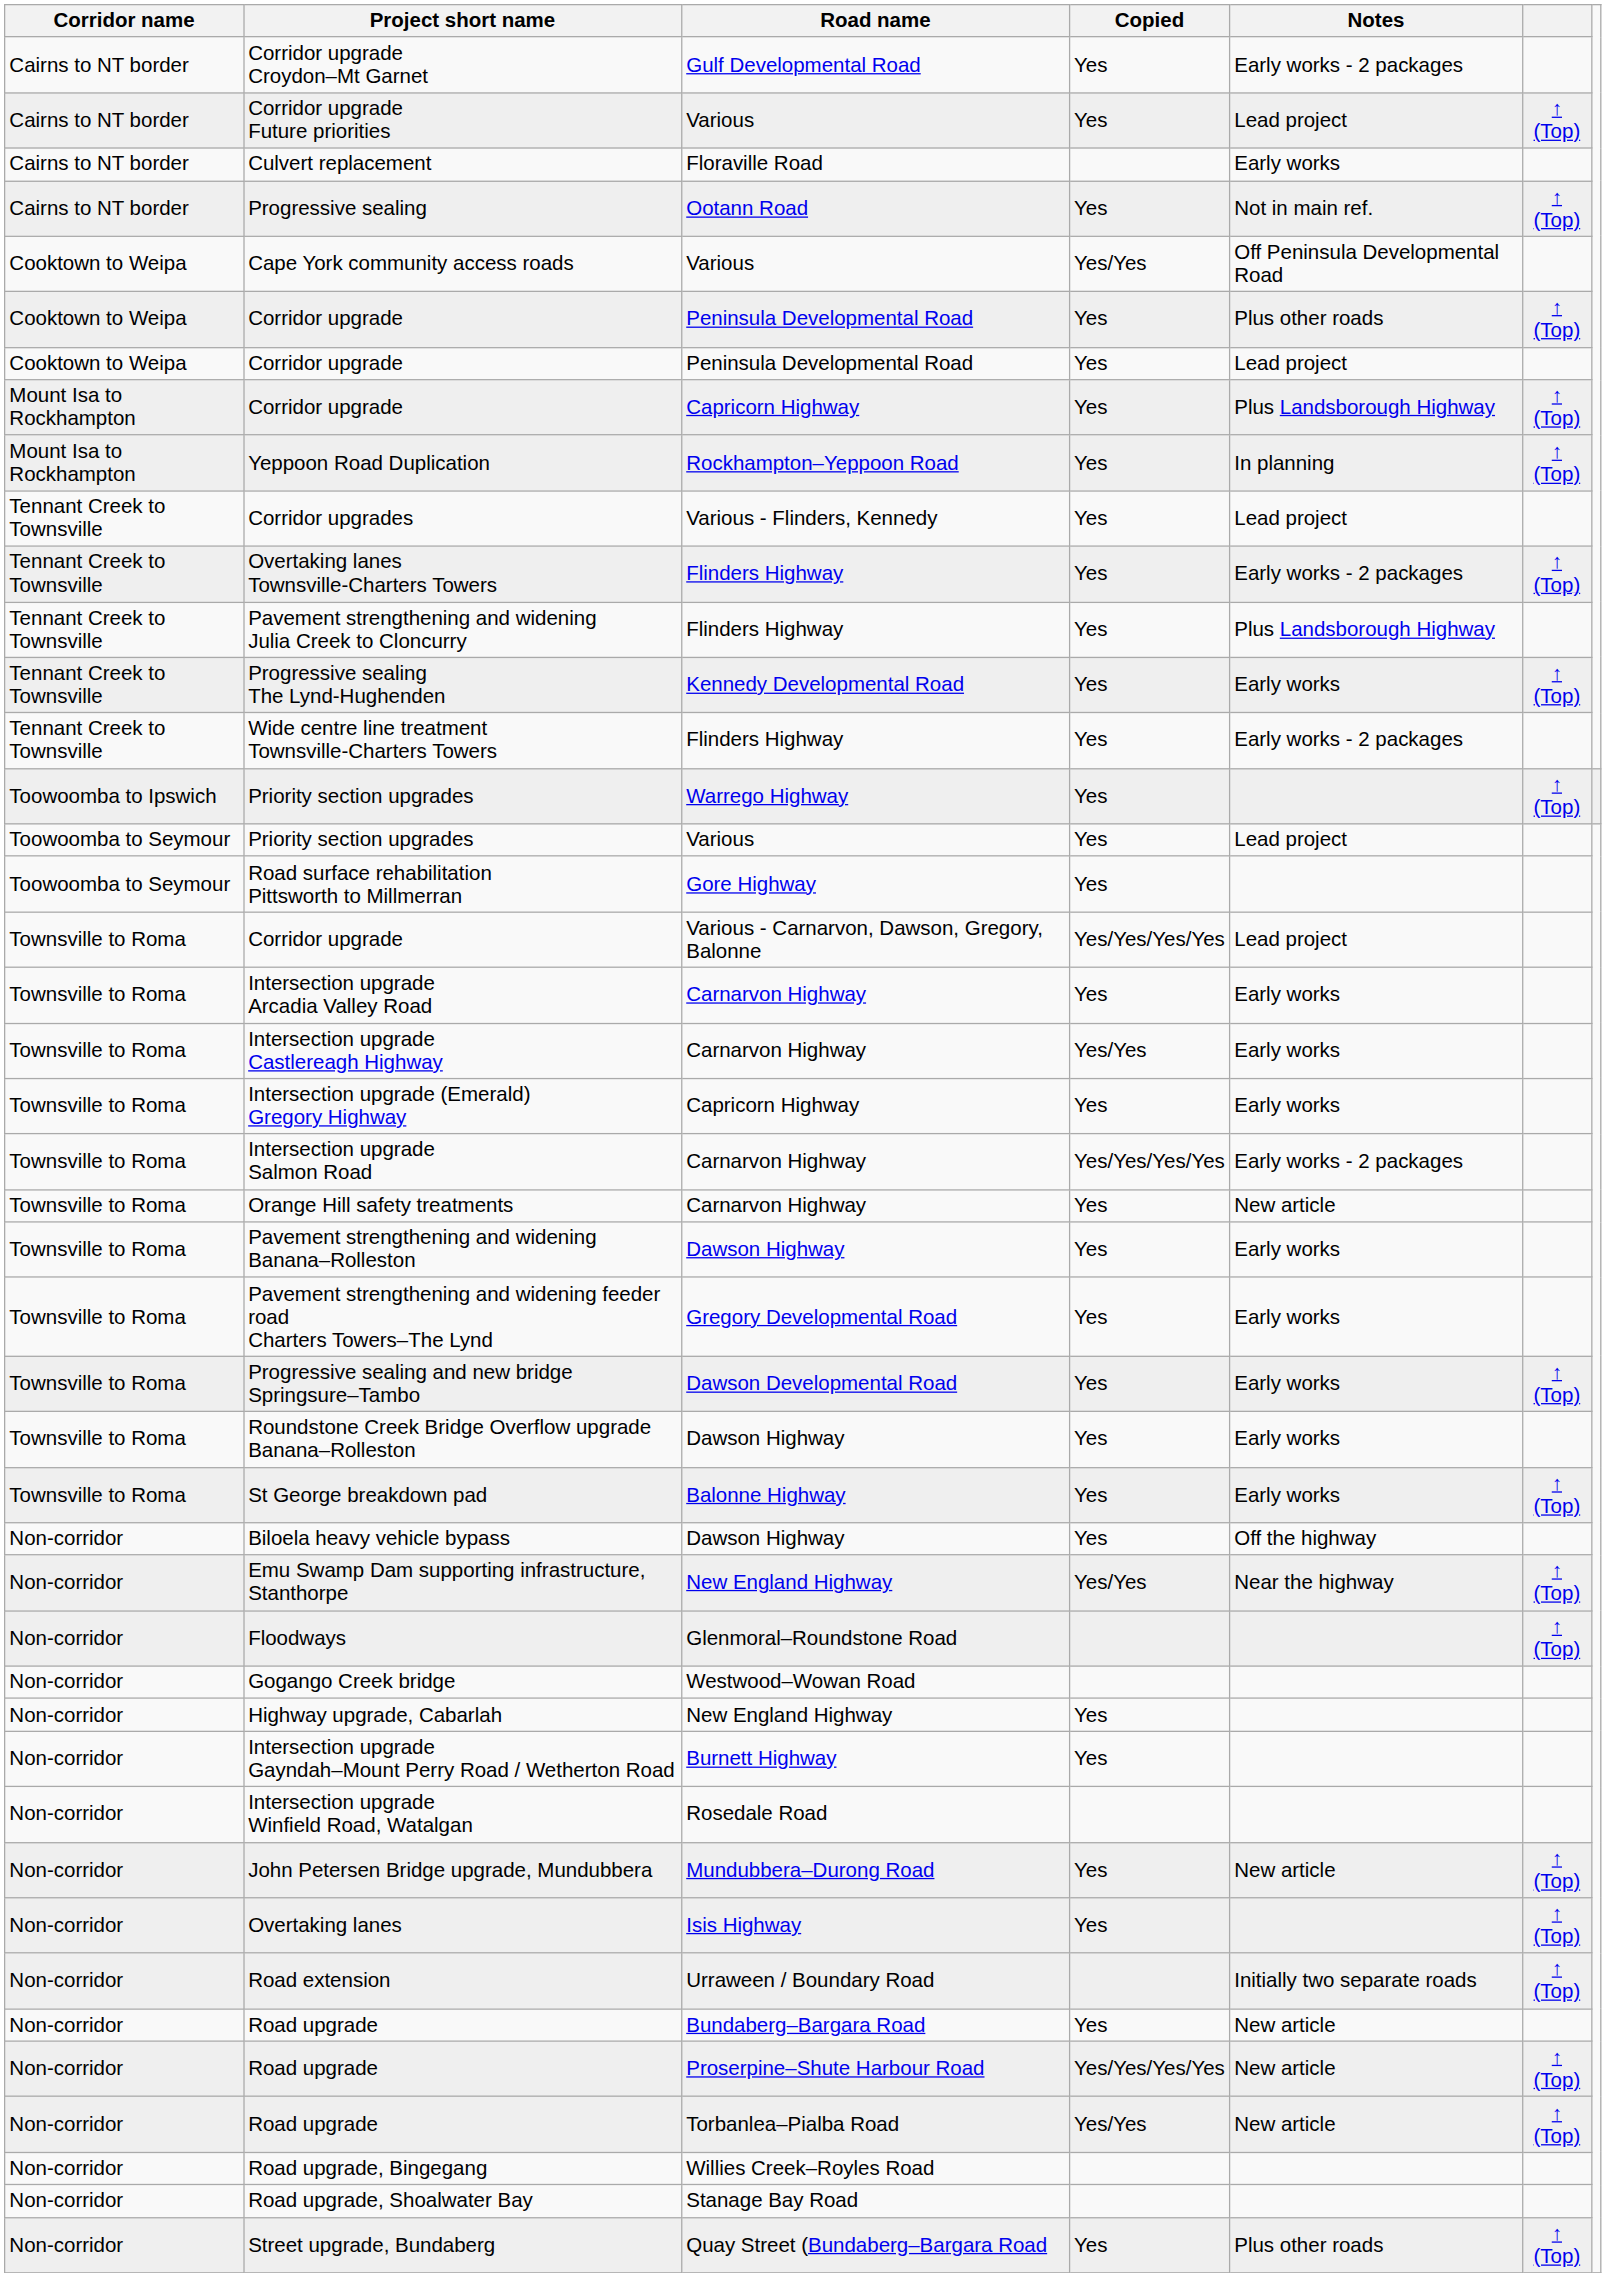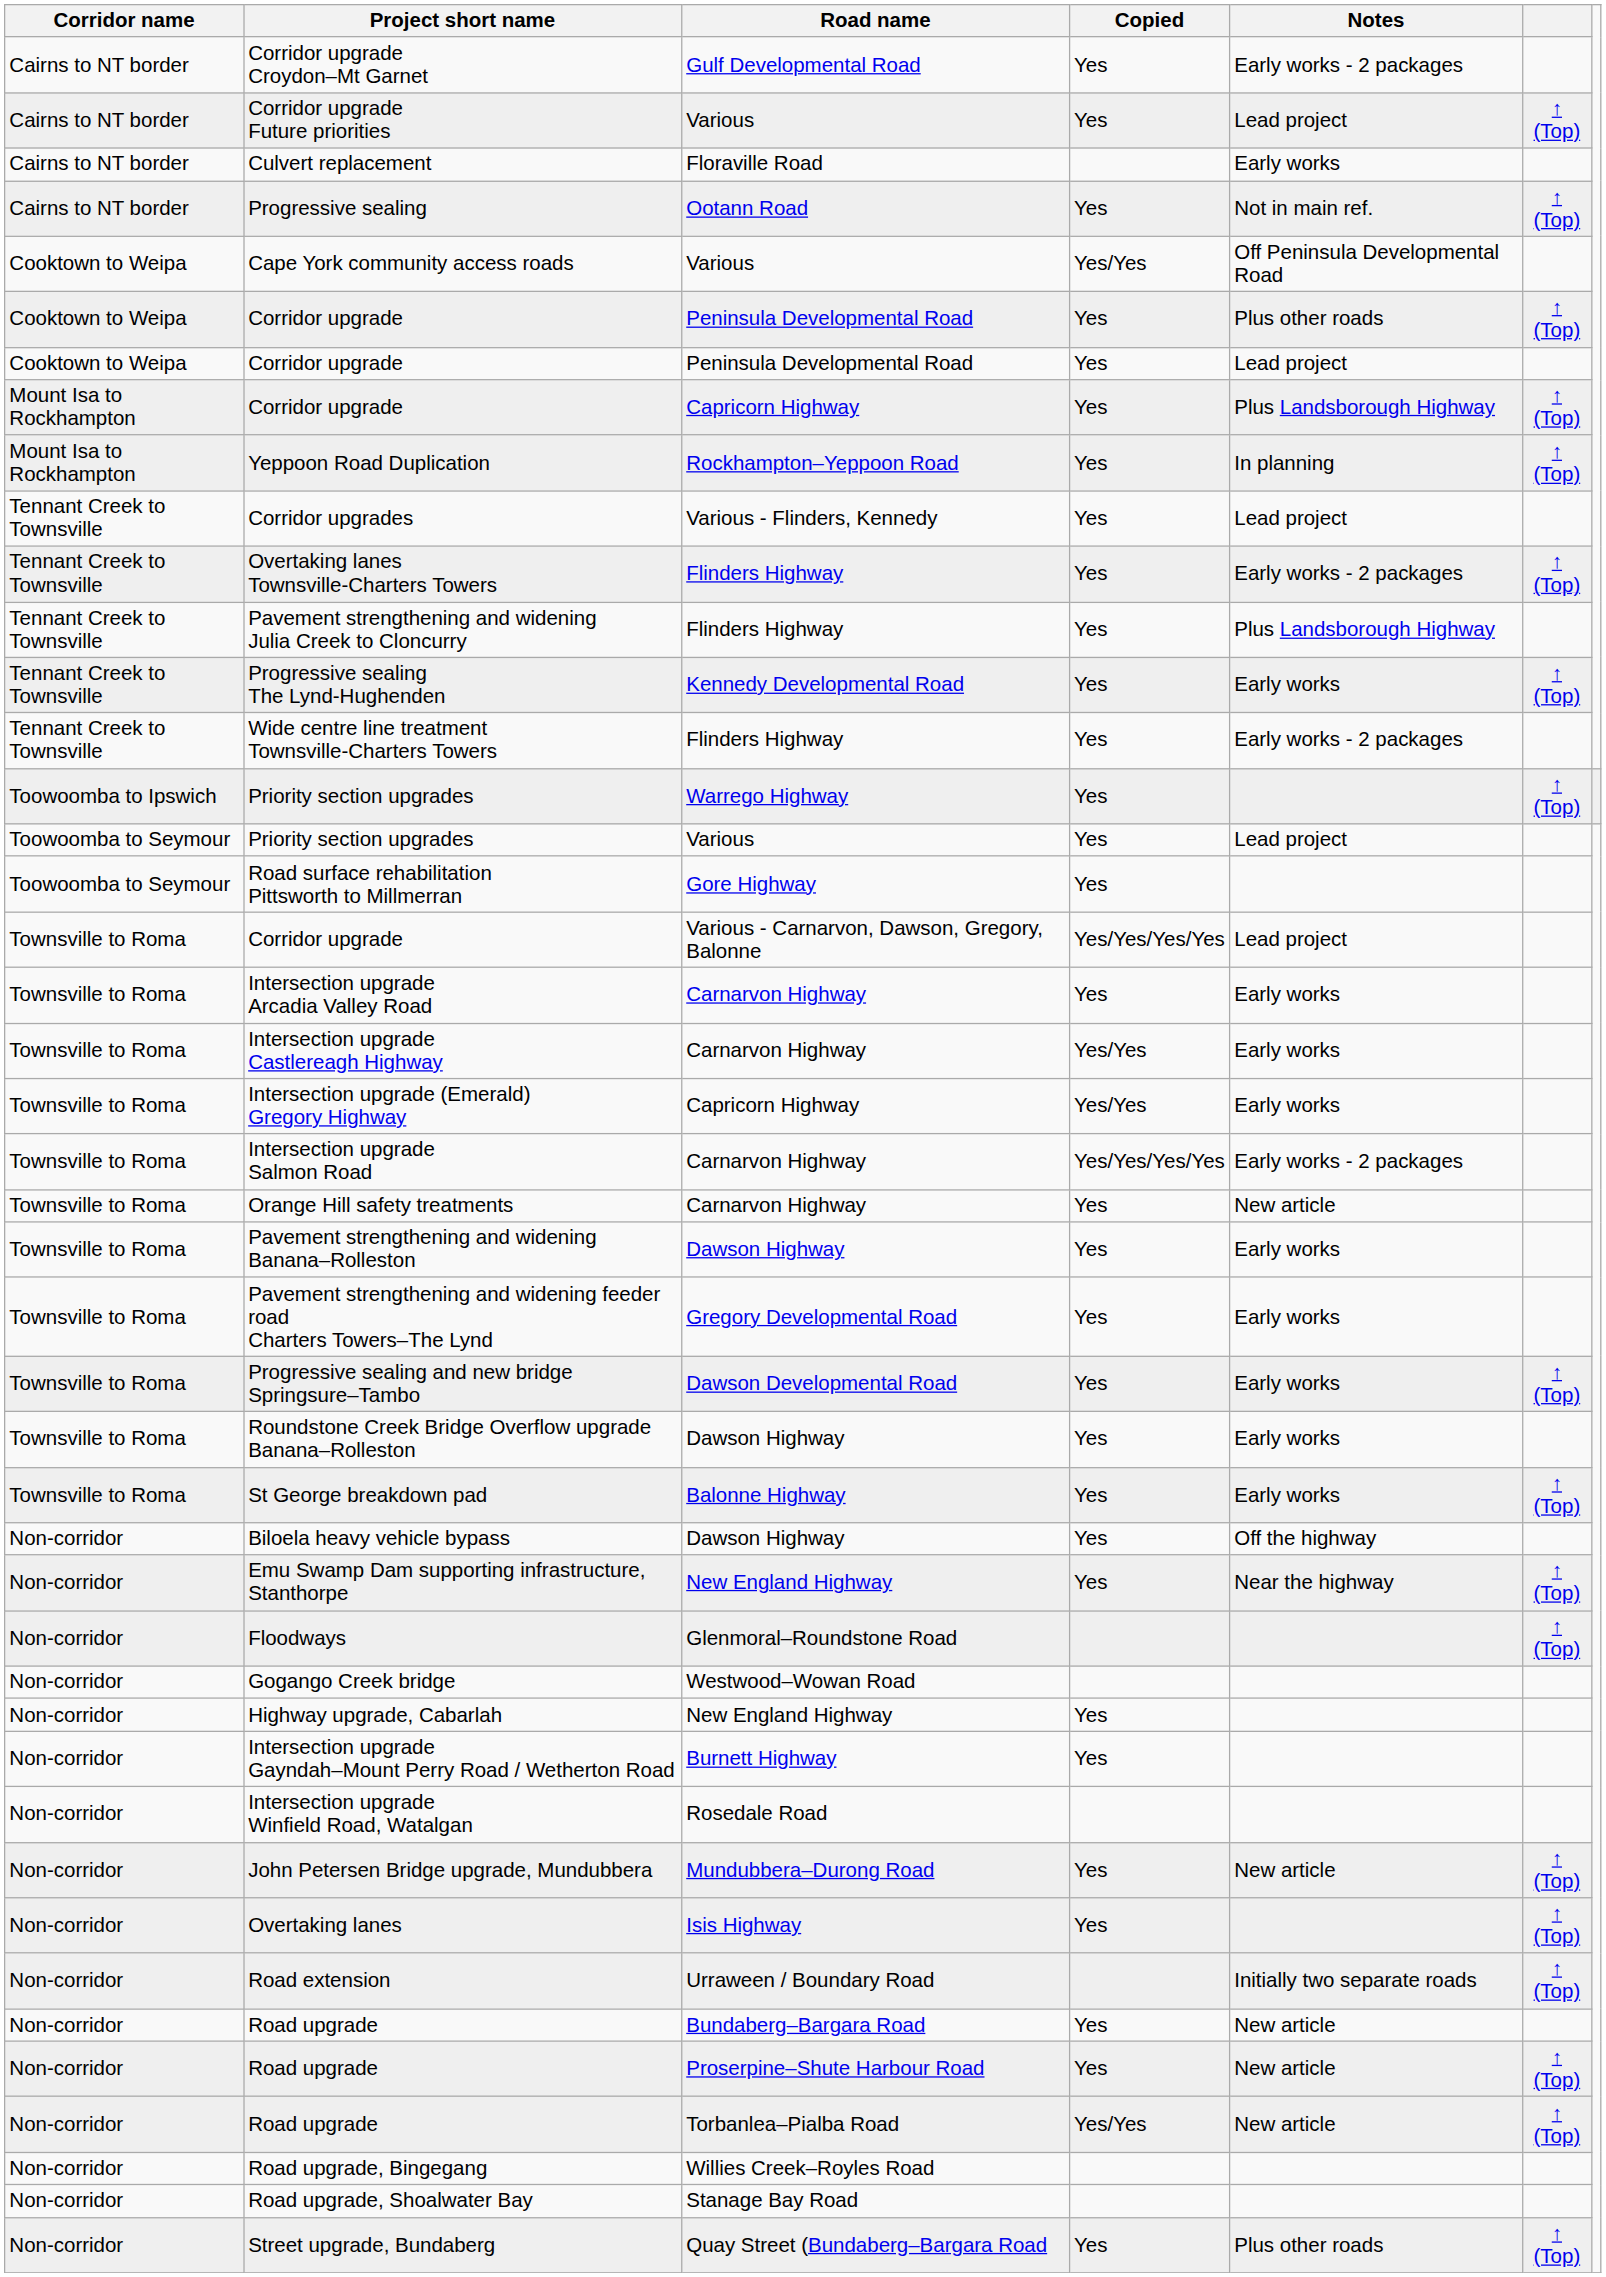(1091, 1106) Yes -> (1110, 1106) Yes/Yes
(1110, 1582) Yes/Yes -> (1091, 1582) Yes
(1149, 2068) Yes/Yes/Yes/Yes -> (1091, 2068) Yes
